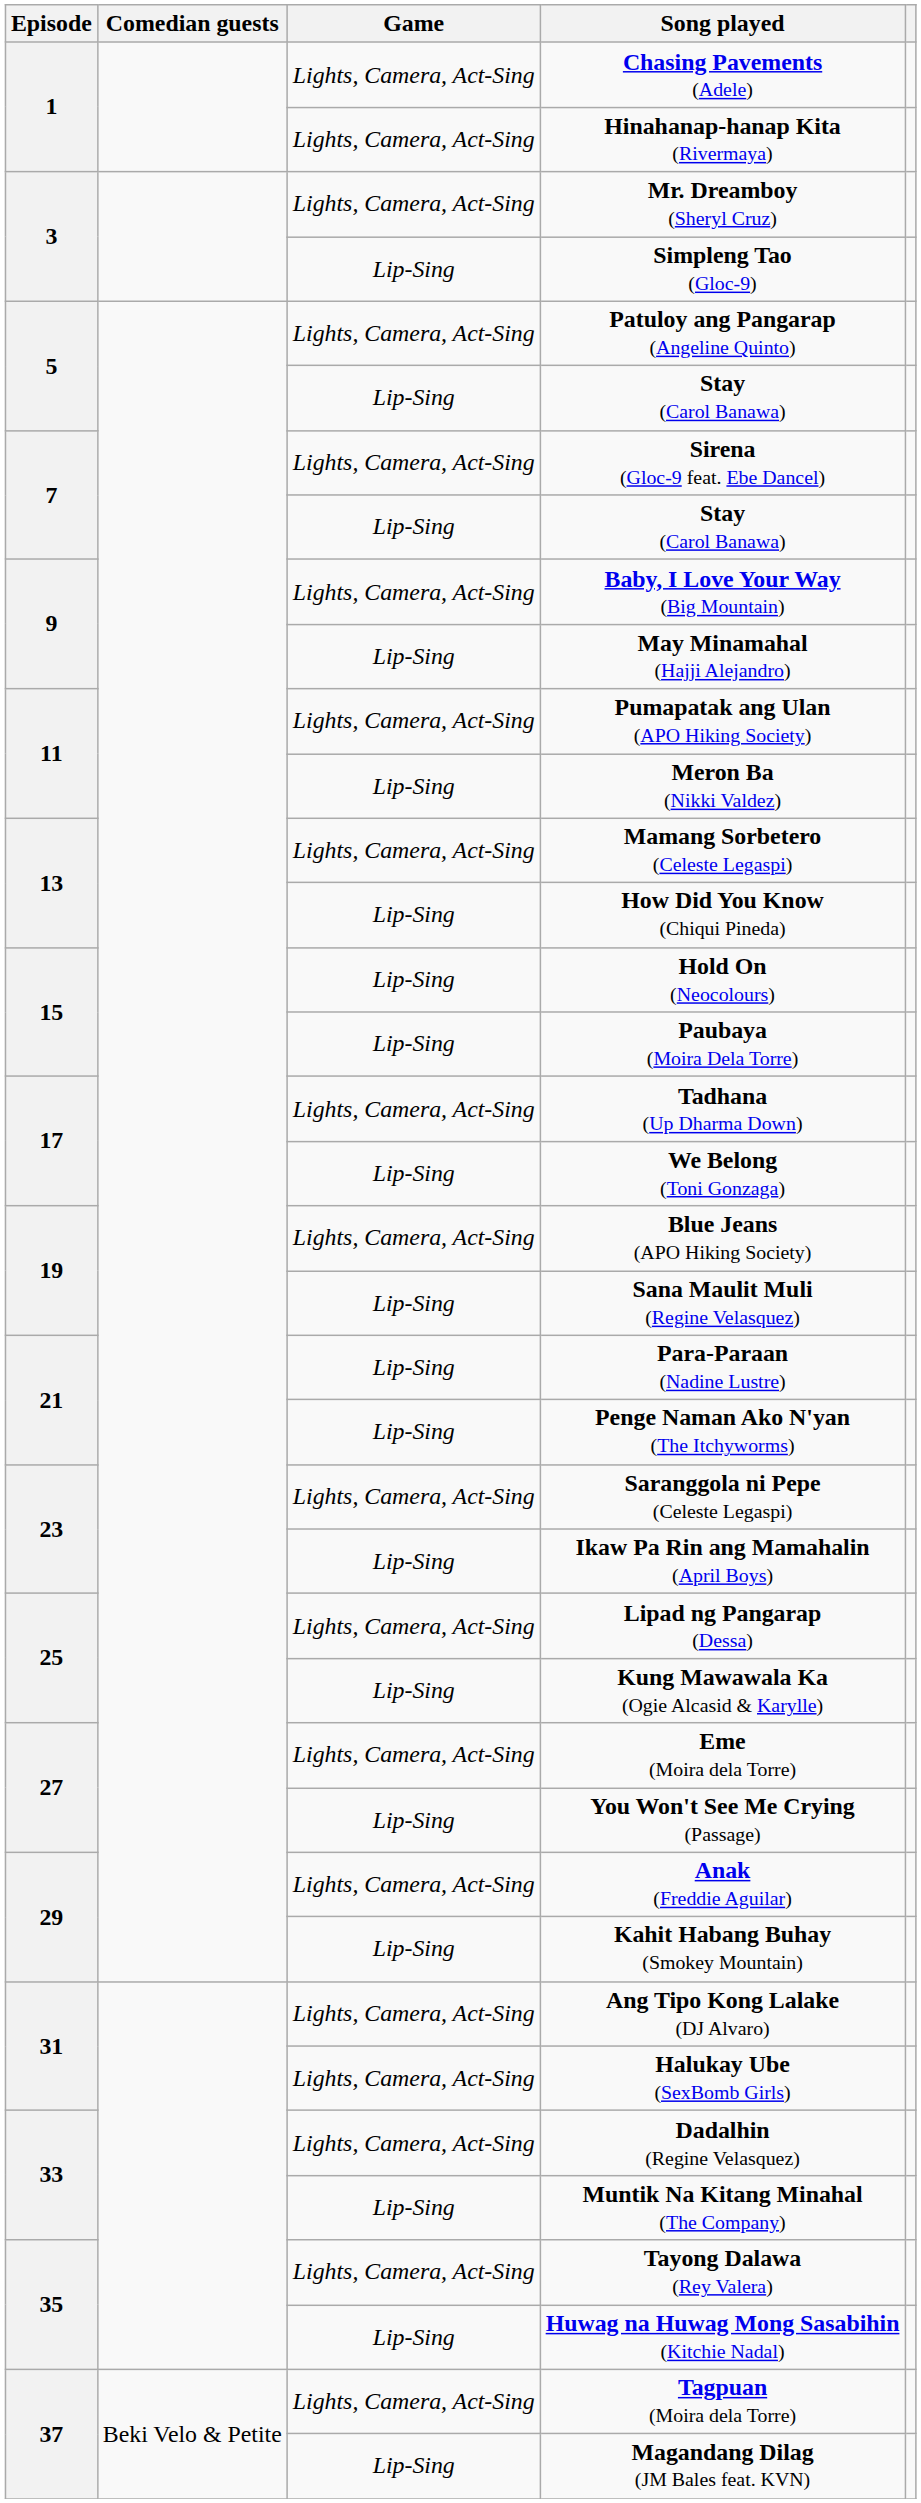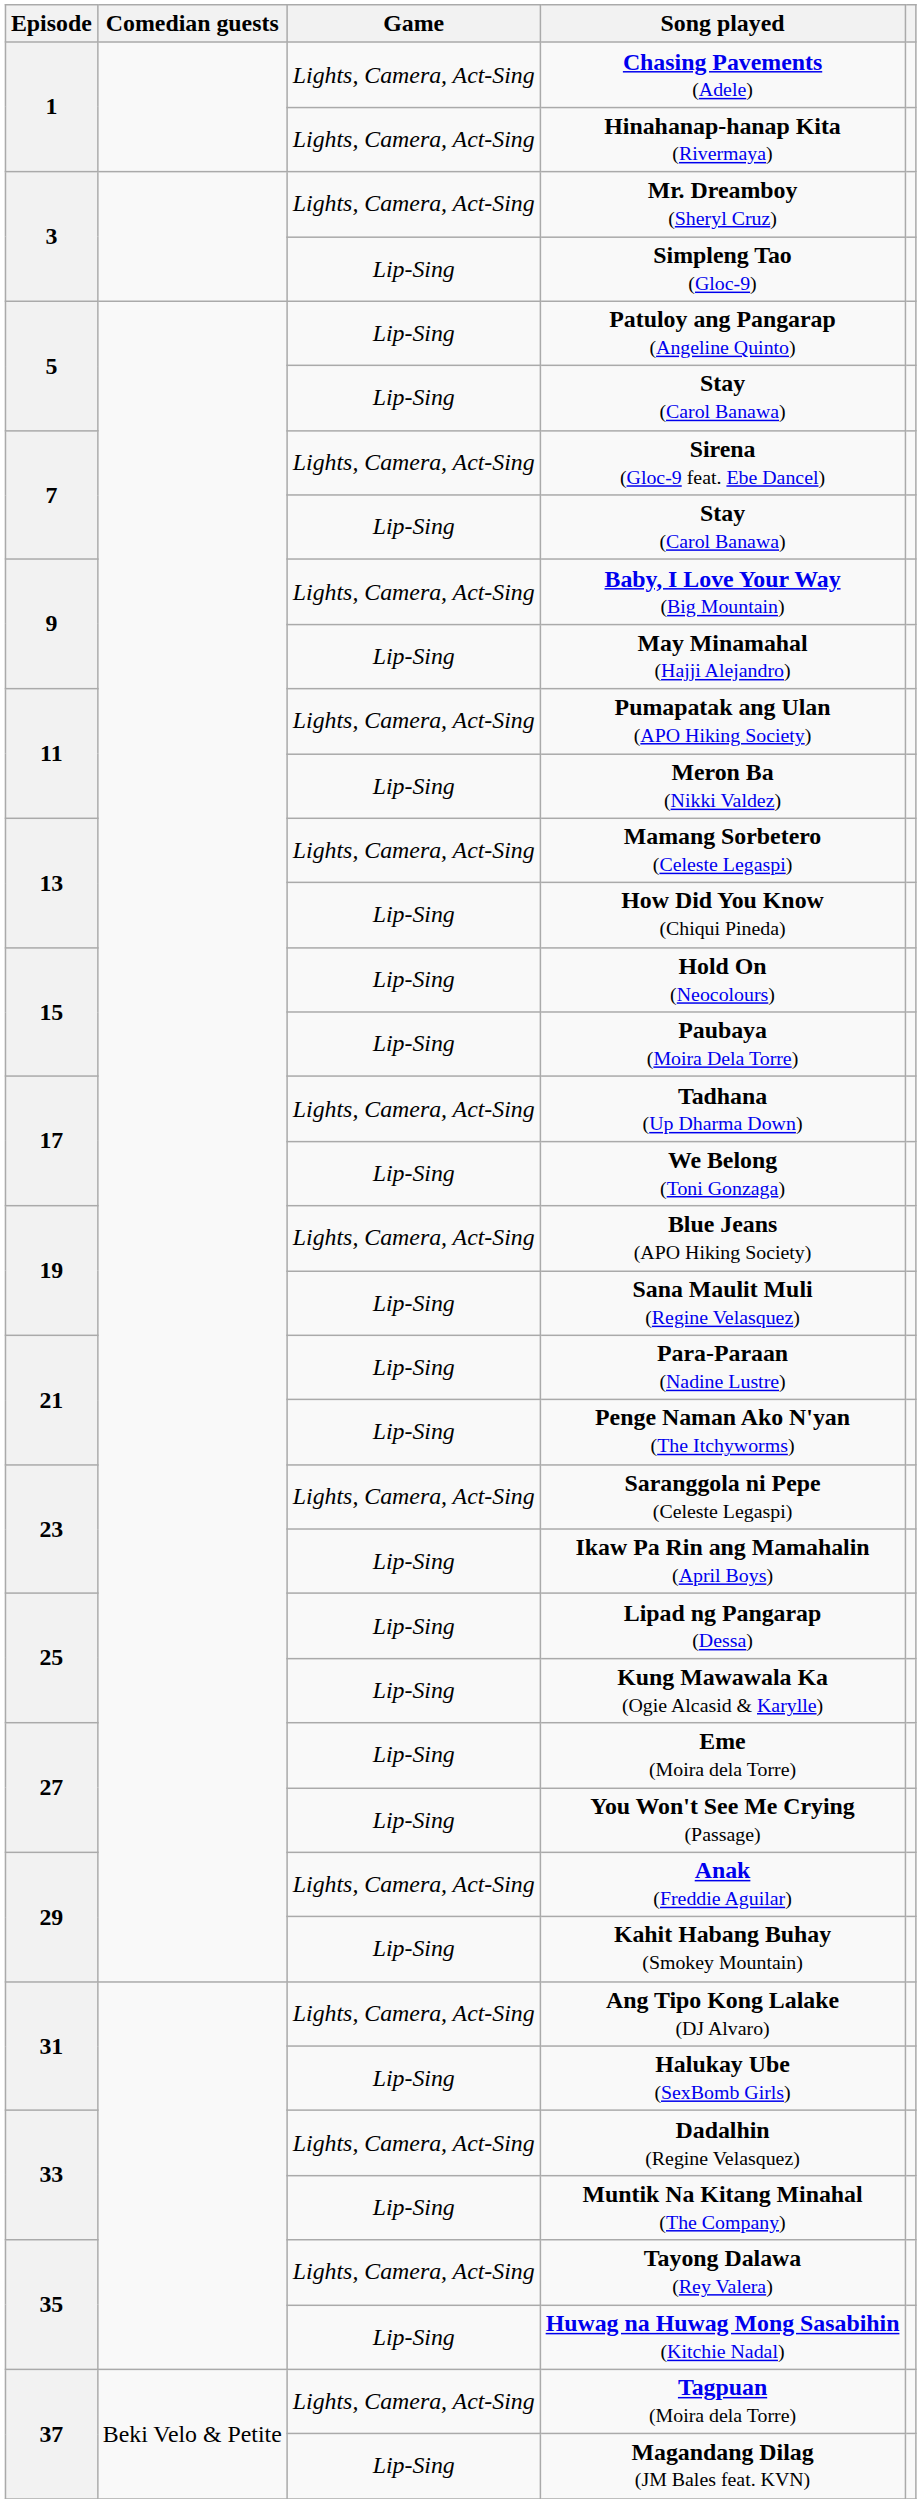(414, 333) Lights, Camera, Act-Sing -> (414, 333) Lip-Sing
(414, 1625) Lights, Camera, Act-Sing -> (414, 1625) Lip-Sing
(414, 1754) Lights, Camera, Act-Sing -> (414, 1754) Lip-Sing
(414, 2078) Lights, Camera, Act-Sing -> (414, 2078) Lip-Sing
